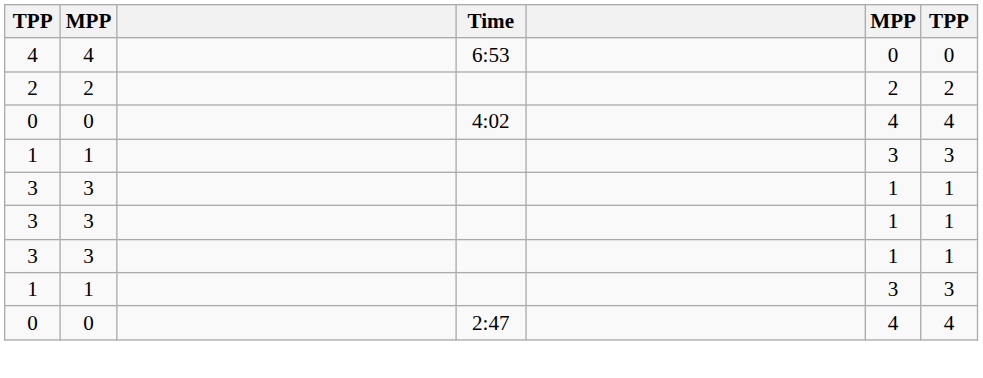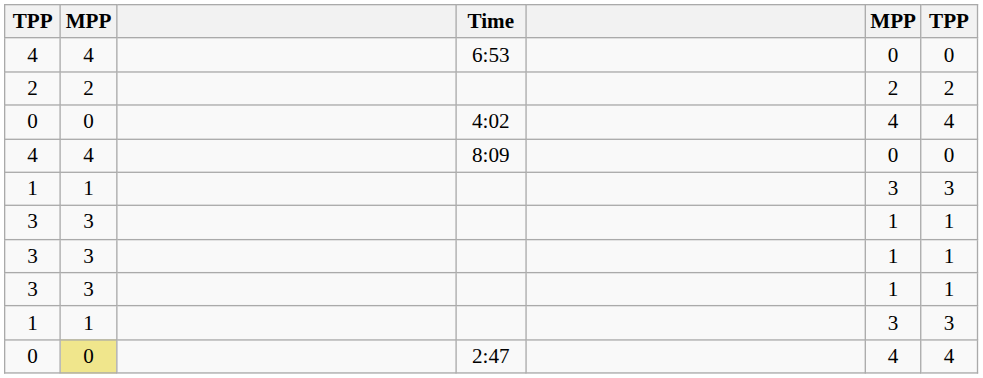+ row: (33, 155)
(89, 322) no background -> (89, 356) khaki background
